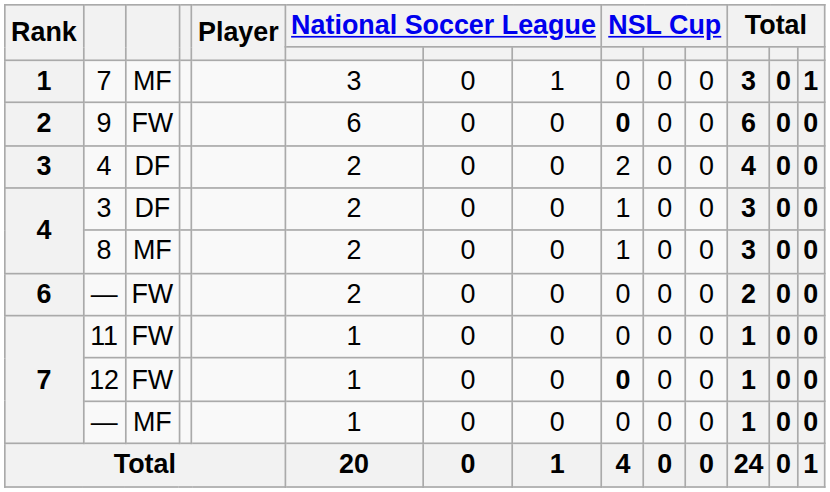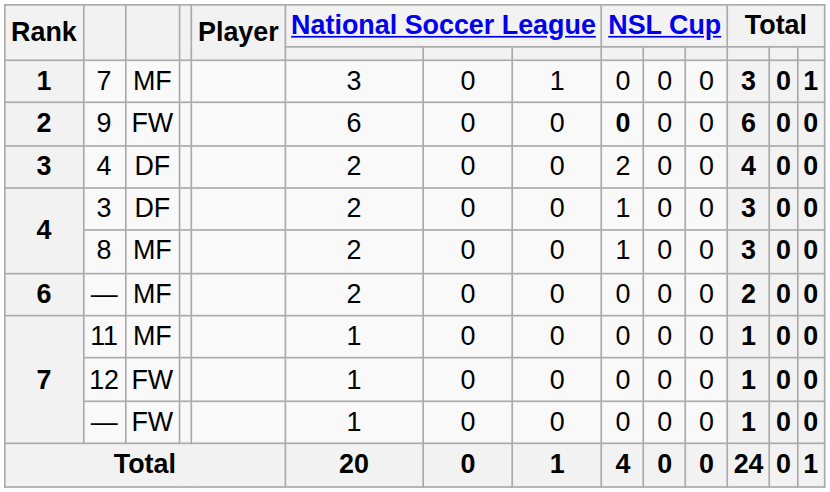(152, 293) FW -> (152, 293) MF
(152, 336) FW -> (152, 336) MF
(623, 379) bold -> (623, 379) normal
(152, 421) MF -> (152, 421) FW
